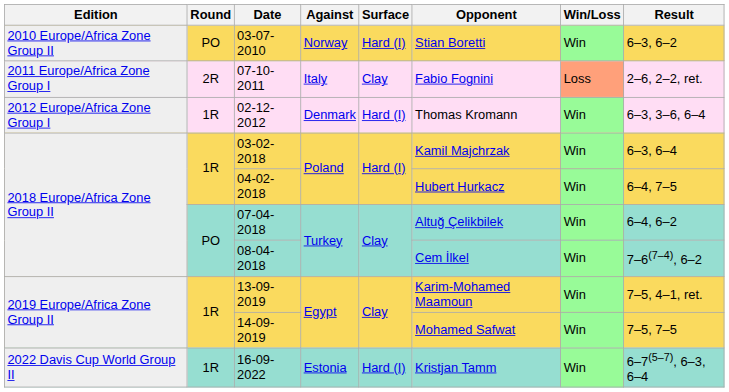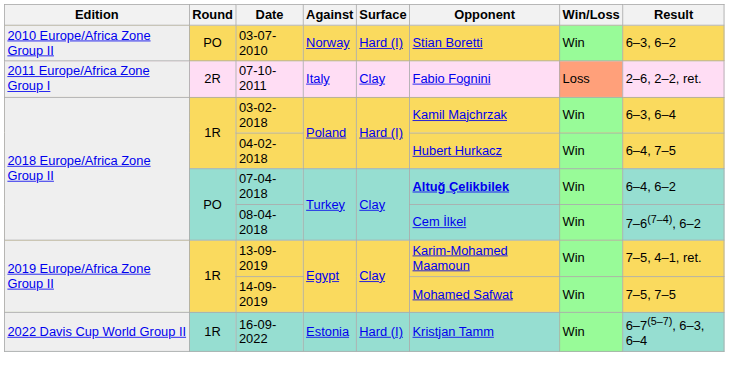- row: (256, 114)
(459, 222) normal -> (461, 186) bold
